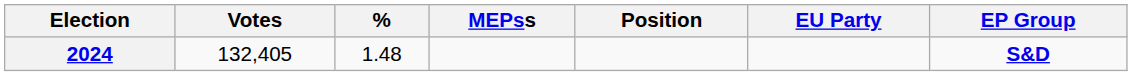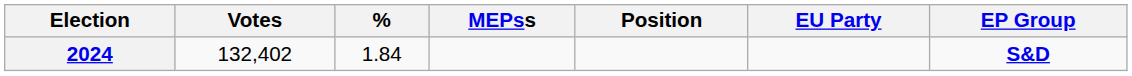(255, 53) 132,405 -> (255, 53) 132,402
(382, 53) 1.48 -> (382, 53) 1.84
